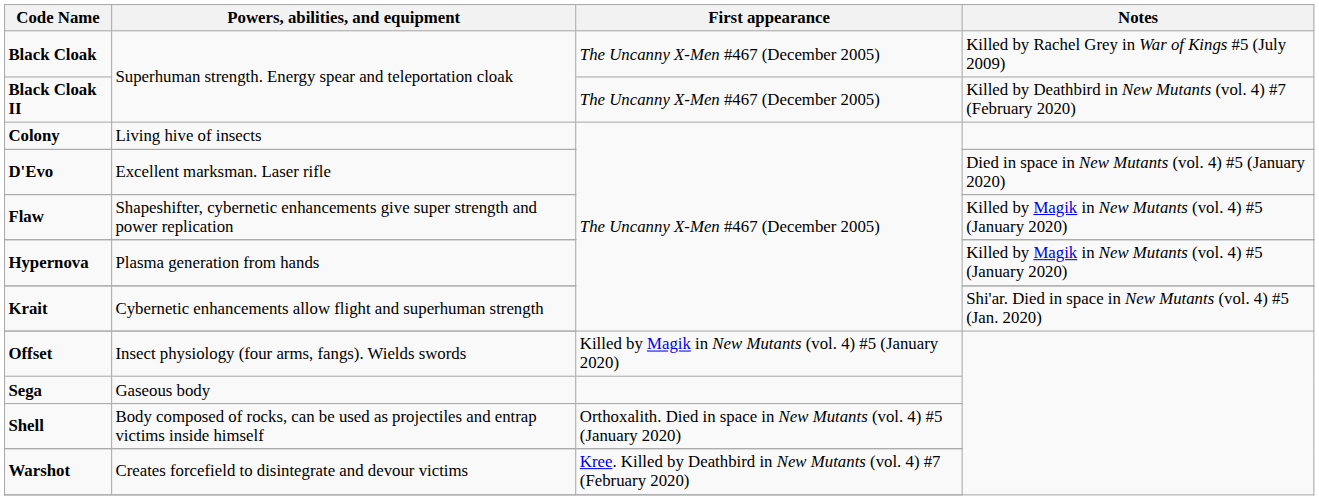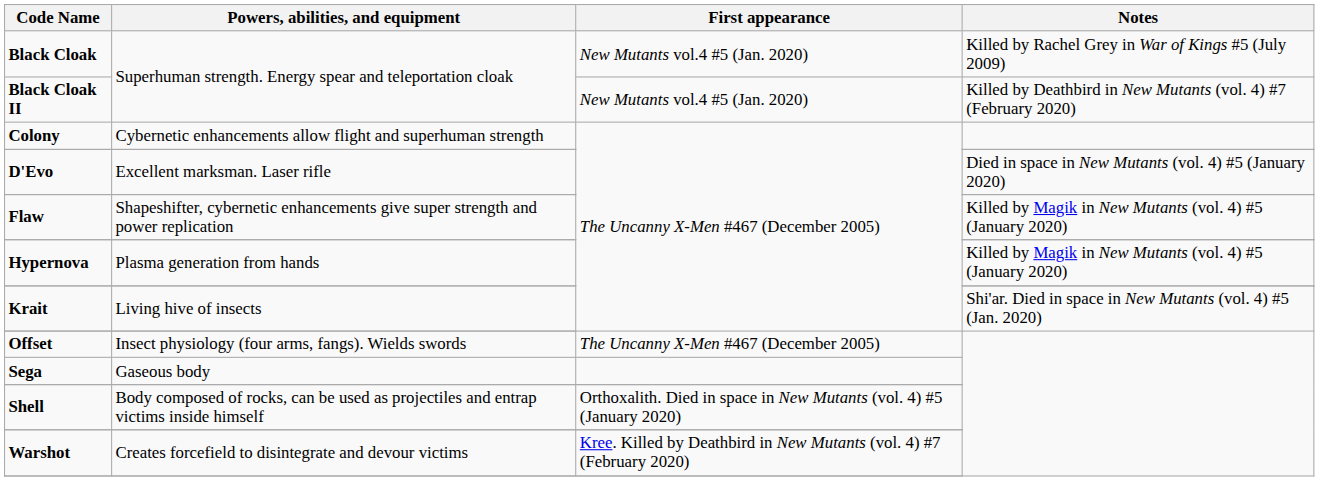(730, 53) The Uncanny X-Men #467 (December 2005) -> (694, 53) New Mutants vol.4 #5 (Jan. 2020)
(730, 99) The Uncanny X-Men #467 (December 2005) -> (694, 99) New Mutants vol.4 #5 (Jan. 2020)
(188, 135) Living hive of insects -> (330, 135) Cybernetic enhancements allow flight and superhuman strength
(330, 308) Cybernetic enhancements allow flight and superhuman strength -> (188, 308) Living hive of insects
(759, 353) Killed by Magik in New Mutants (vol. 4) #5 (January 2020) -> (730, 344) The Uncanny X-Men #467 (December 2005)
